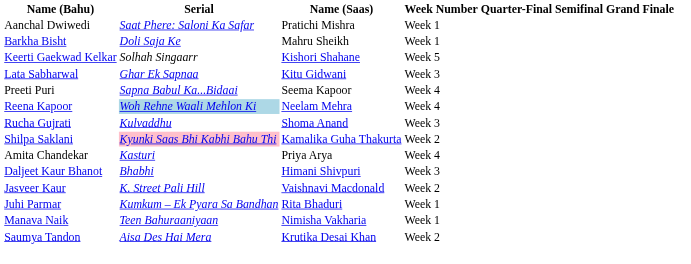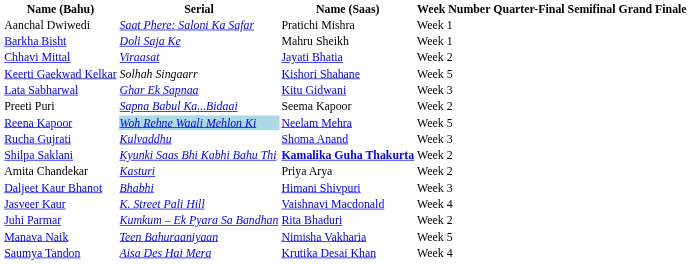+ row: (37, 57)
(422, 90) Week 4 -> (435, 106) Week 2
(422, 106) Week 4 -> (435, 122) Week 5
(198, 139) pink background -> (198, 155) no background
(341, 139) normal -> (348, 155) bold
(422, 155) Week 4 -> (435, 171) Week 2
(422, 188) Week 2 -> (435, 204) Week 4
(422, 204) Week 1 -> (435, 220) Week 2
(422, 220) Week 1 -> (435, 236) Week 5
(422, 236) Week 2 -> (435, 253) Week 4
